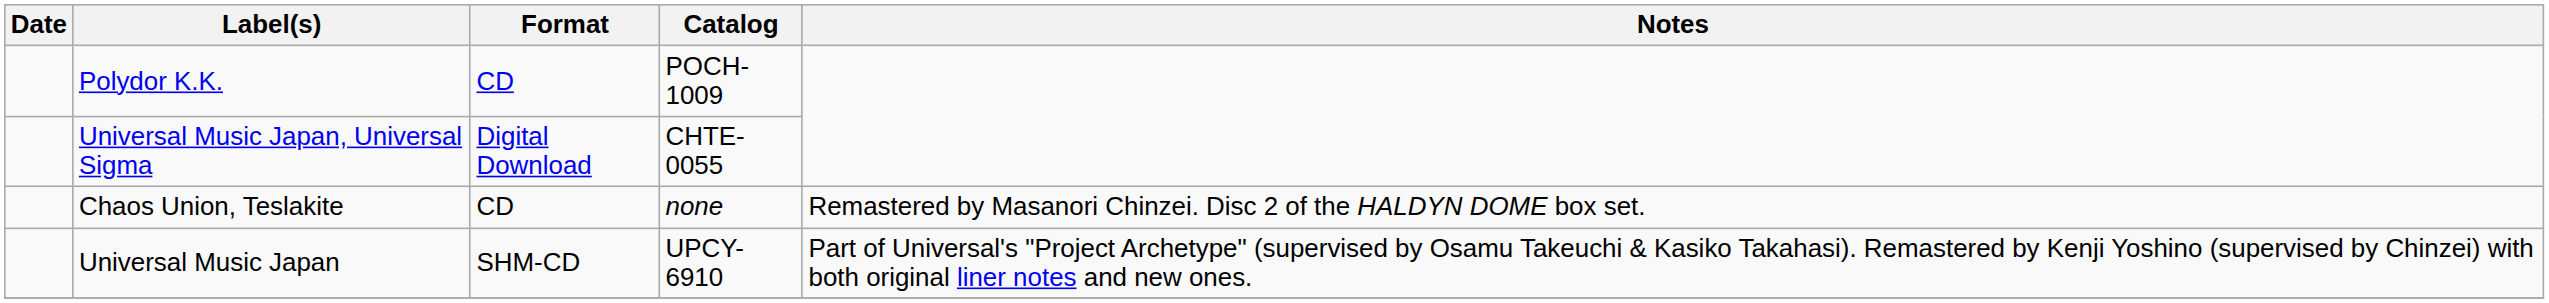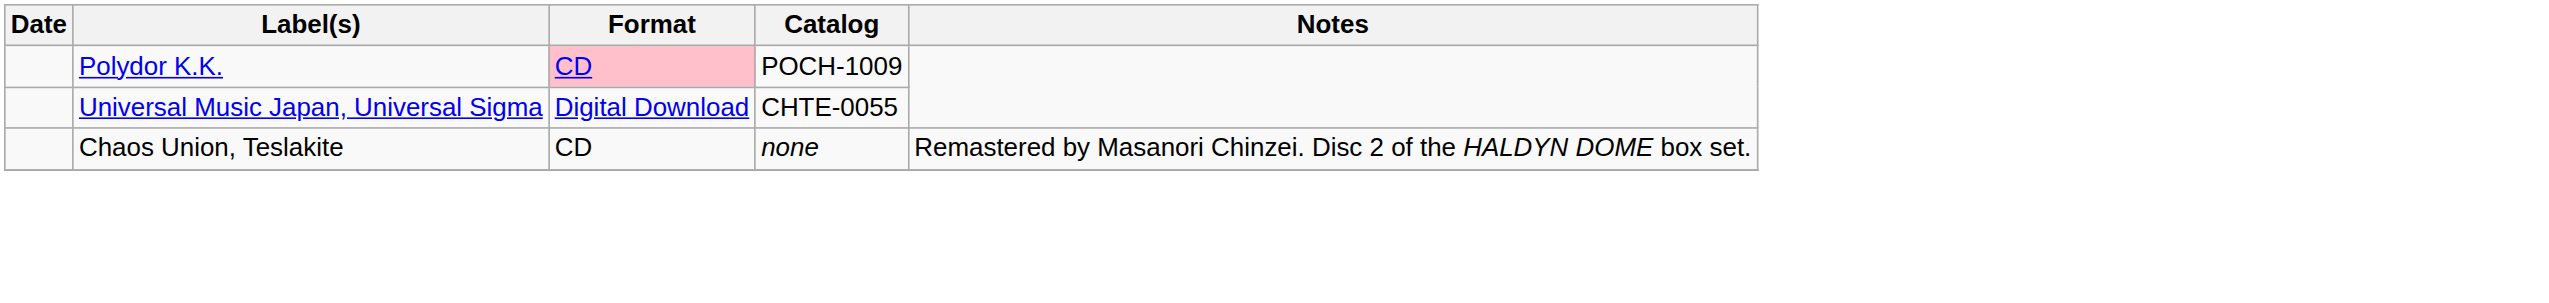(495, 80) no background -> (573, 66) pink background
- row: (209, 262)
